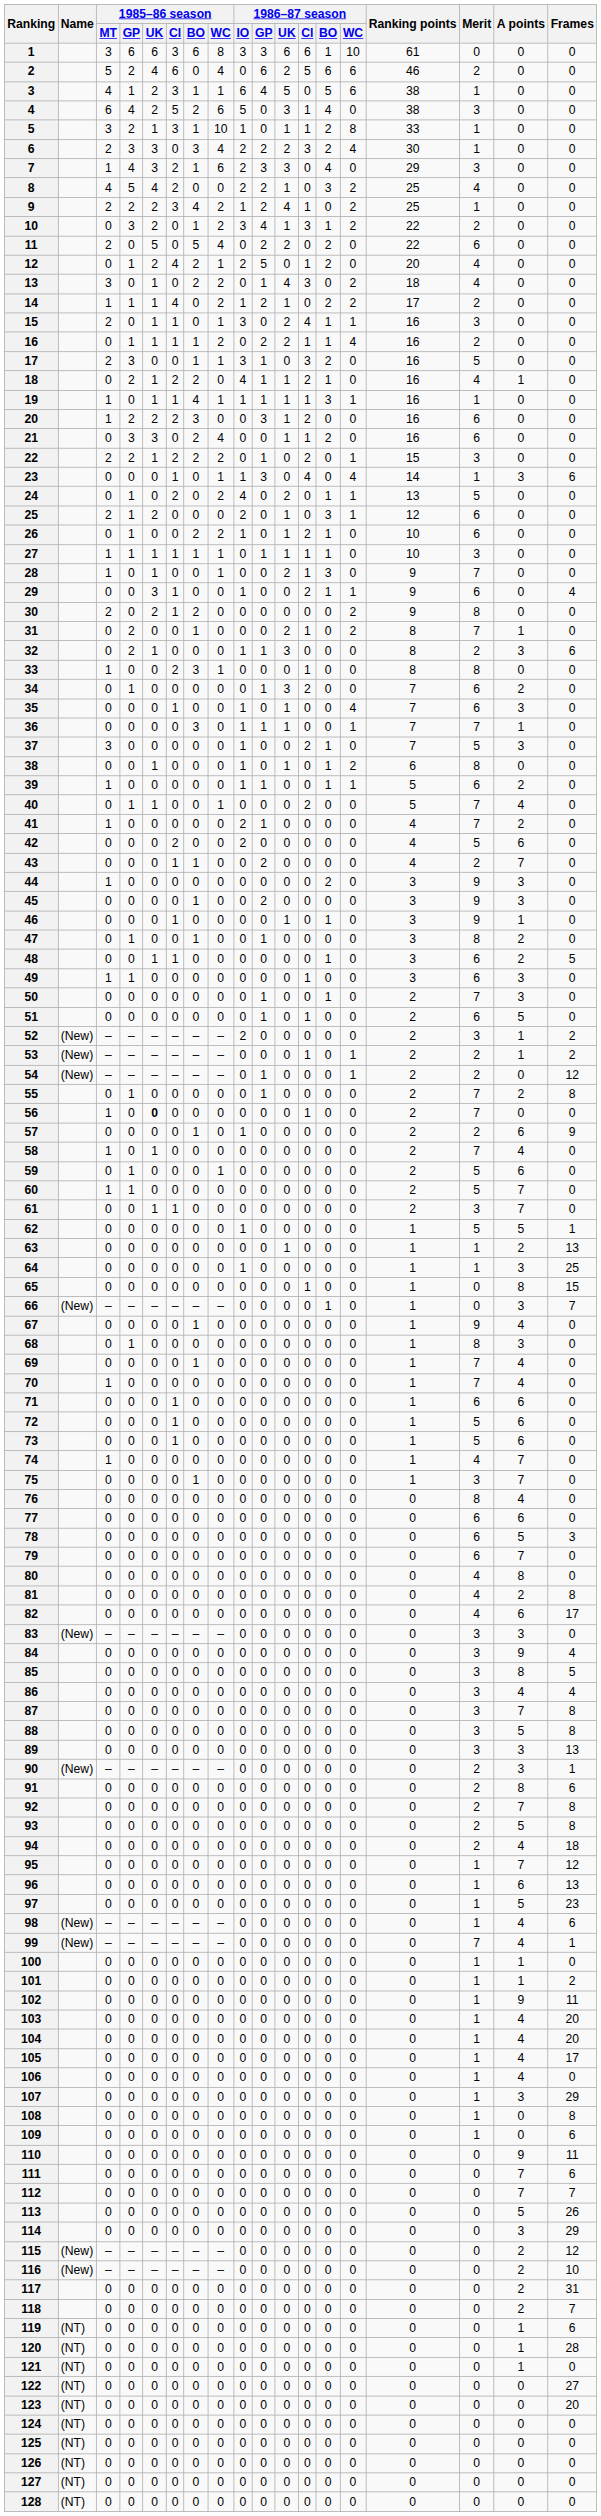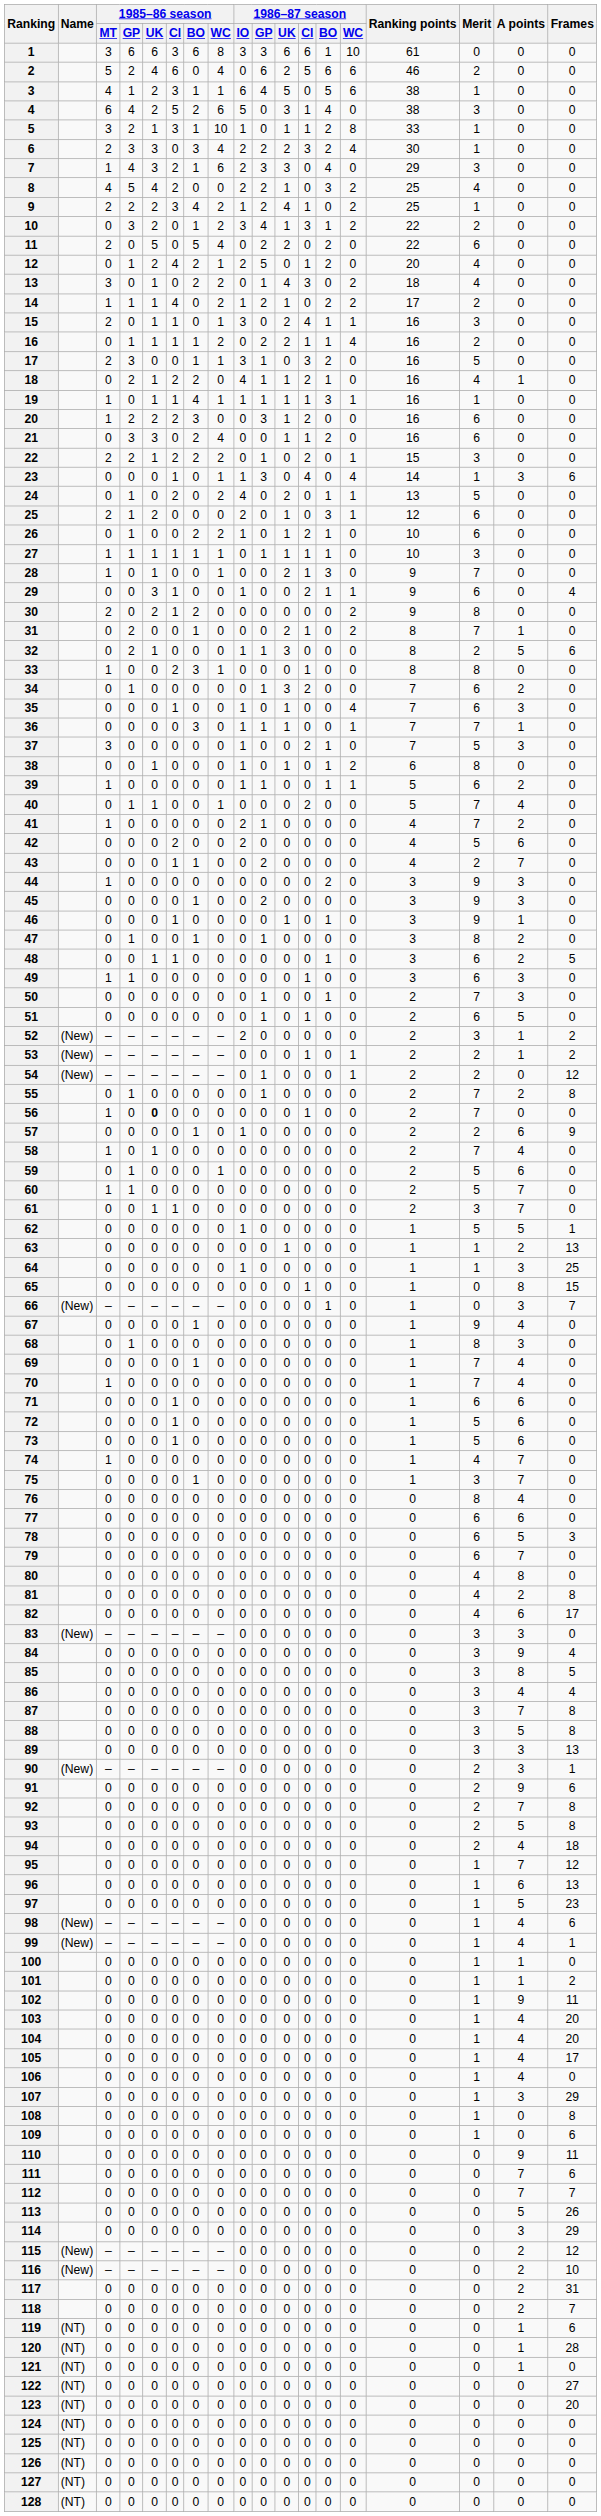(521, 650) 3 -> (521, 650) 5
(521, 1788) 8 -> (521, 1788) 9
(477, 1942) 7 -> (477, 1942) 1
